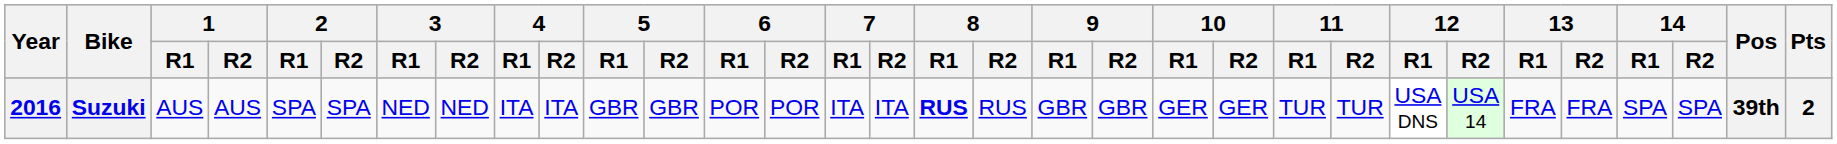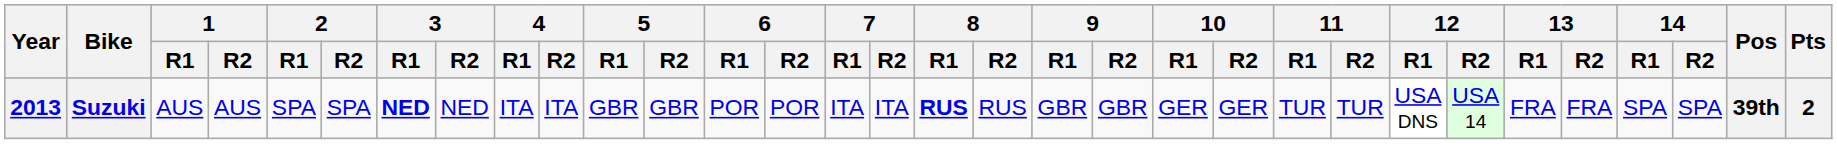(36, 108) 2016 -> (36, 108) 2013
(406, 108) normal -> (406, 108) bold
